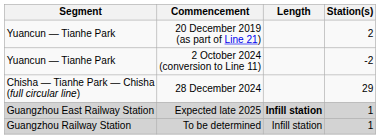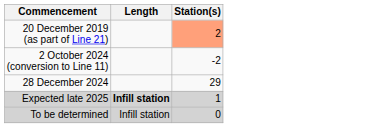- column: (81, 12)
(371, 34) no background -> (218, 34) lightsalmon background
(371, 126) 1 -> (218, 115) 0
